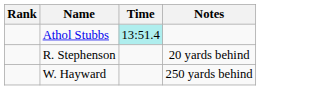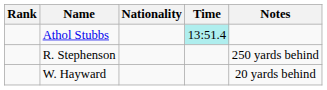+ column: (152, 14)
(209, 54) 20 yards behind -> (275, 54) 250 yards behind
(209, 74) 250 yards behind -> (275, 74) 20 yards behind
